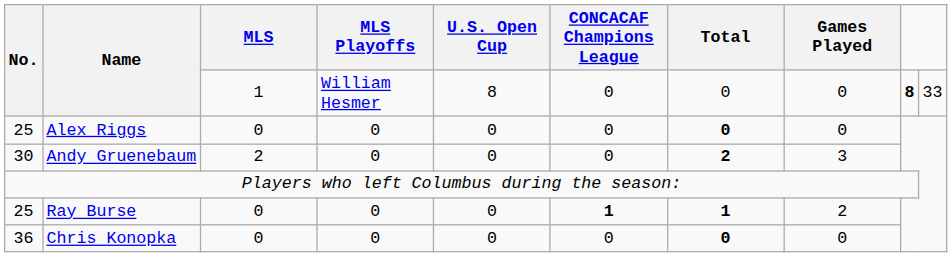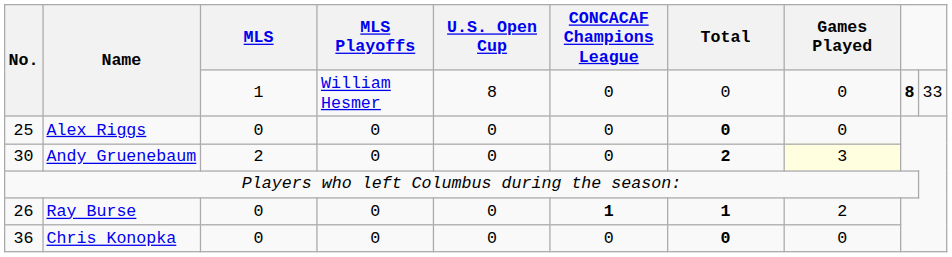(842, 157) no background -> (842, 157) lightyellow background
(24, 211) 25 -> (24, 211) 26
